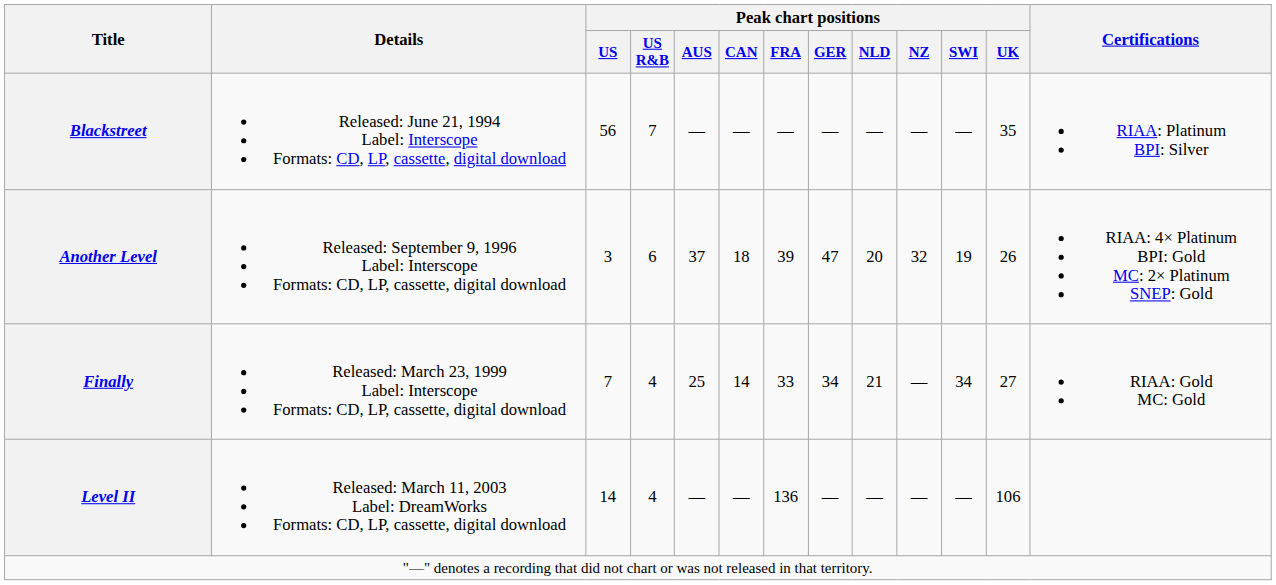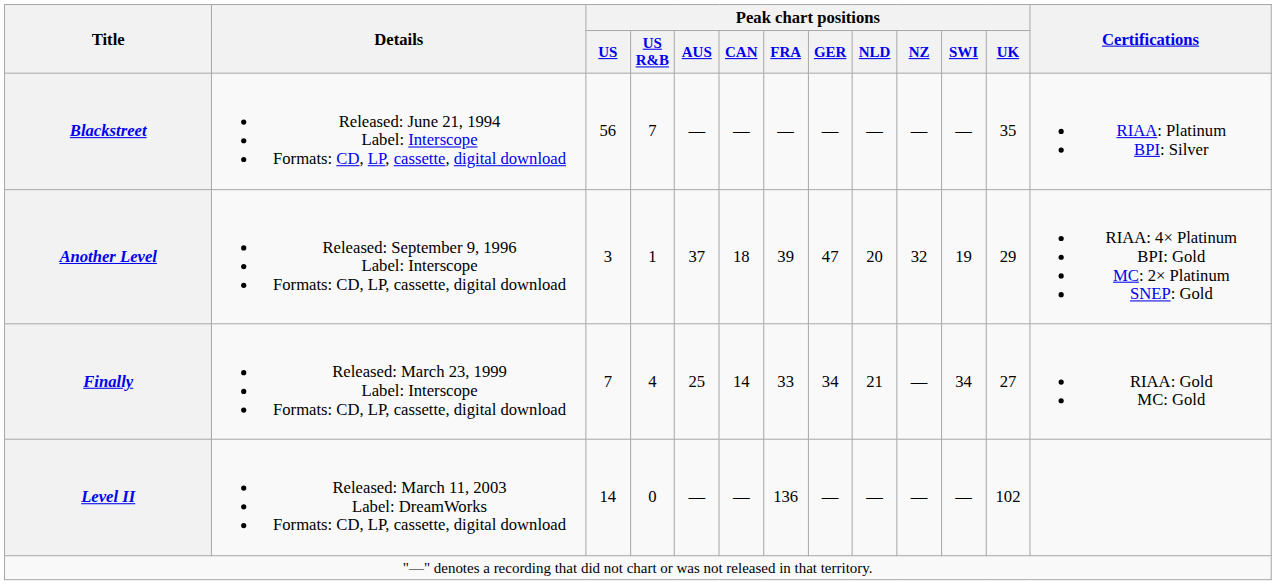(652, 256) 6 -> (652, 256) 1
(1008, 256) 26 -> (1008, 256) 29
(652, 497) 4 -> (652, 497) 0
(1008, 497) 106 -> (1008, 497) 102
